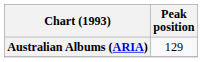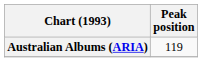(174, 47) 129 -> (174, 47) 119
